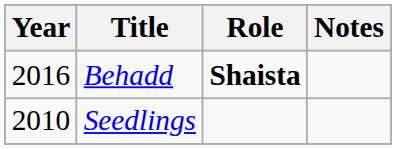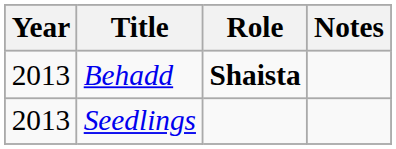(41, 74) 2016 -> (41, 74) 2013
(41, 120) 2010 -> (41, 120) 2013
